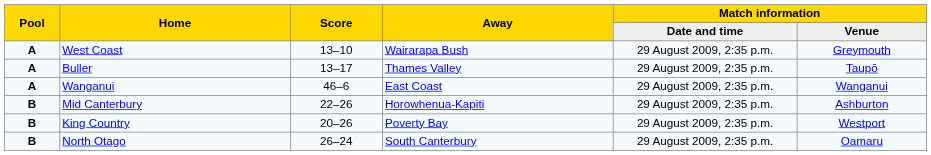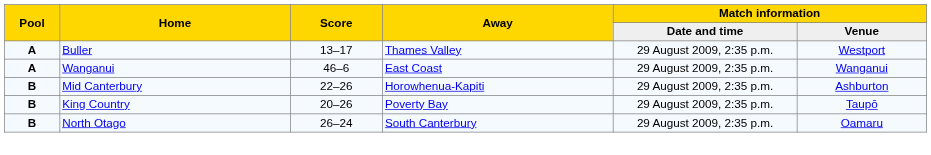- row: (92, 50)
(862, 68) Taupō -> (862, 50) Westport
(862, 123) Westport -> (862, 104) Taupō
